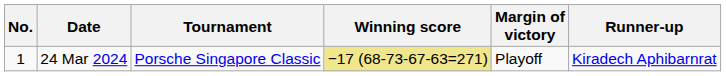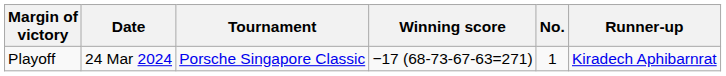columns swapped: (21, 26) <-> (530, 26)
(408, 59) khaki background -> (453, 59) no background
